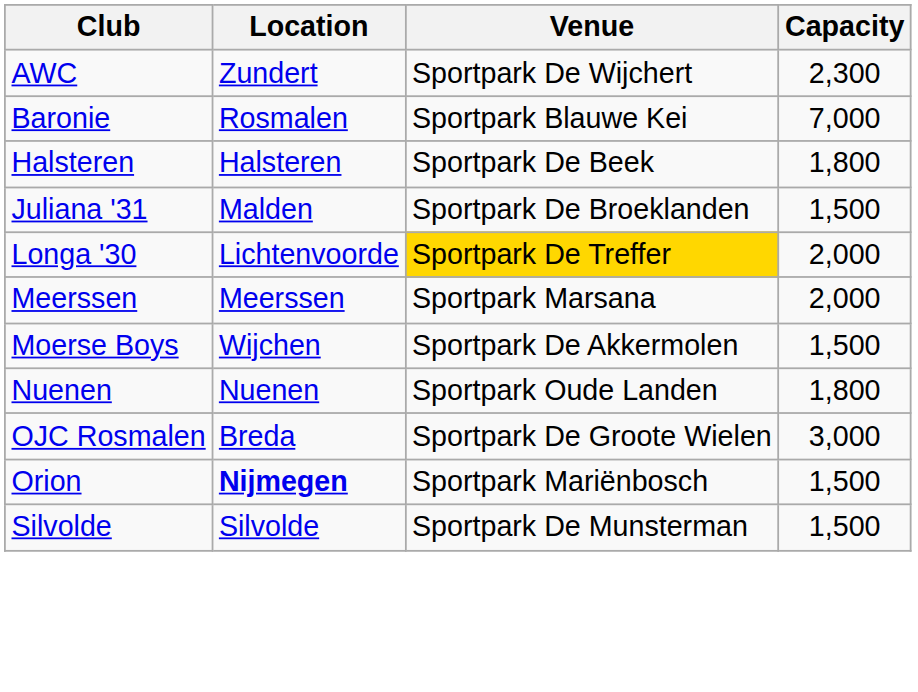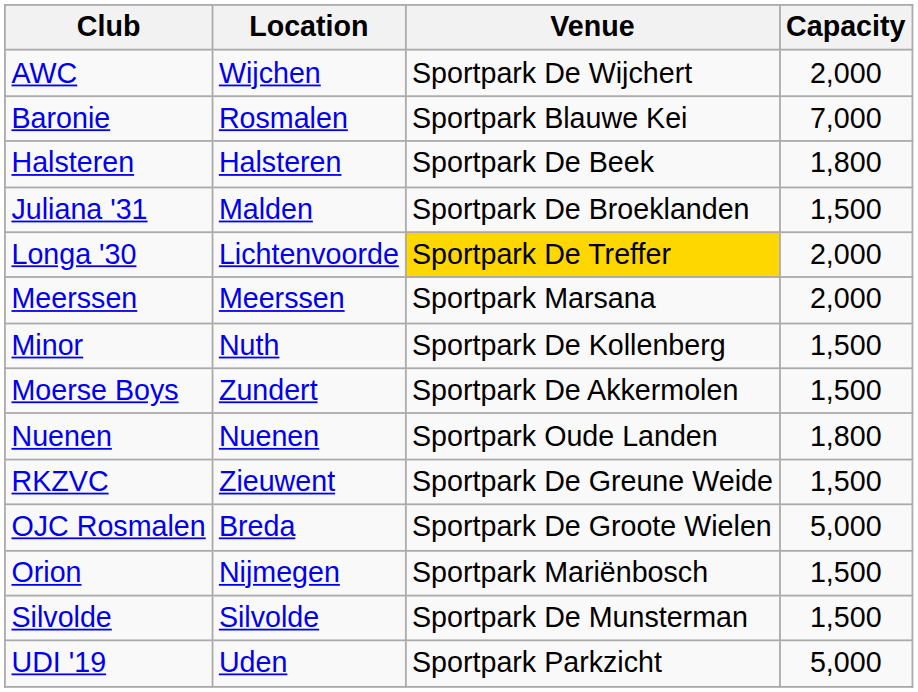(268, 72) Zundert -> (270, 72) Wijchen
(845, 72) 2,300 -> (846, 72) 2,000
+ row: (47, 345)
(270, 345) Wijchen -> (268, 390) Zundert
+ row: (60, 481)
(845, 436) 3,000 -> (846, 526) 5,000
(283, 481) bold -> (279, 572) normal
+ row: (59, 663)
